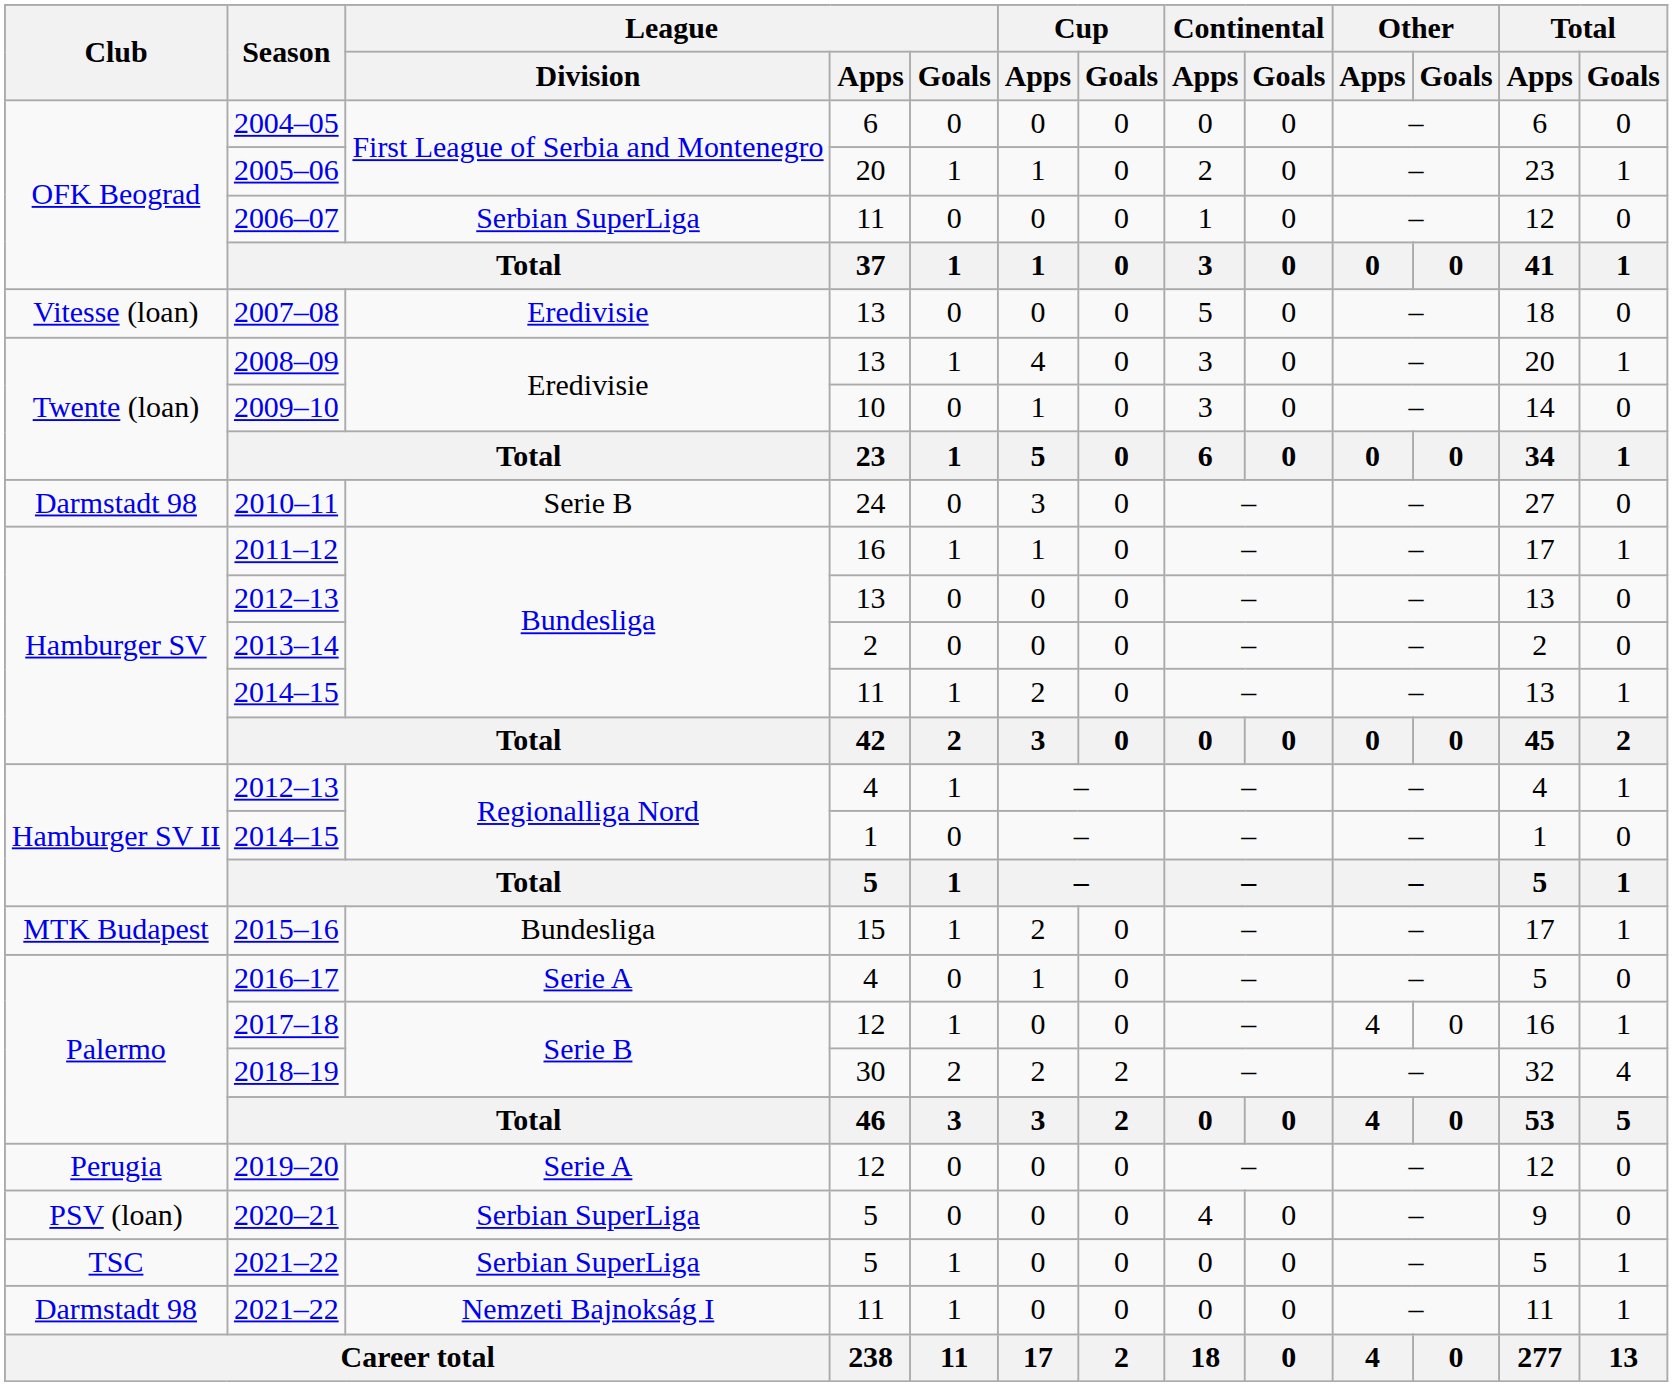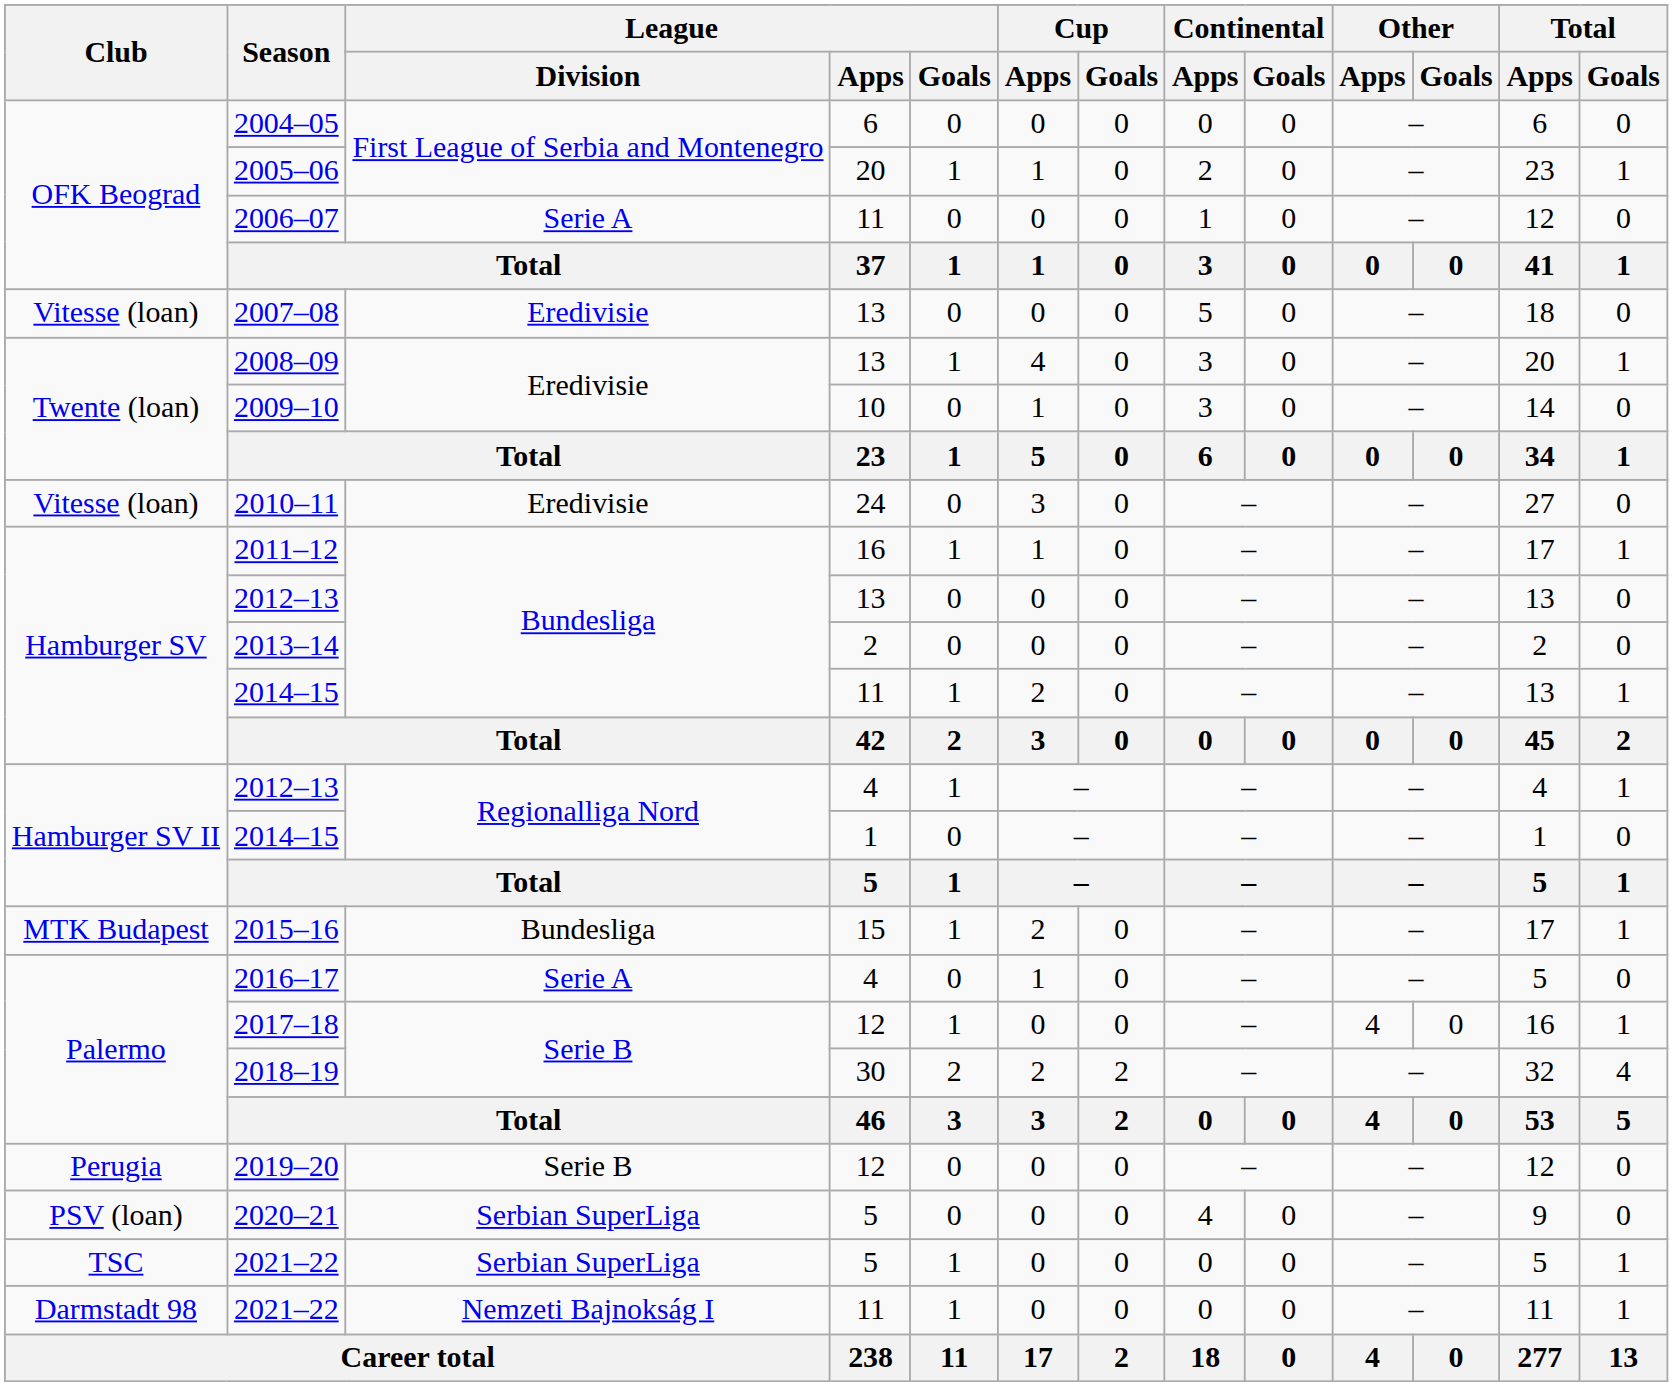(588, 218) Serbian SuperLiga -> (588, 218) Serie A
(116, 502) Darmstadt 98 -> (116, 502) Vitesse (loan)
(588, 502) Serie B -> (588, 502) Eredivisie
(588, 1167) Serie A -> (588, 1167) Serie B
